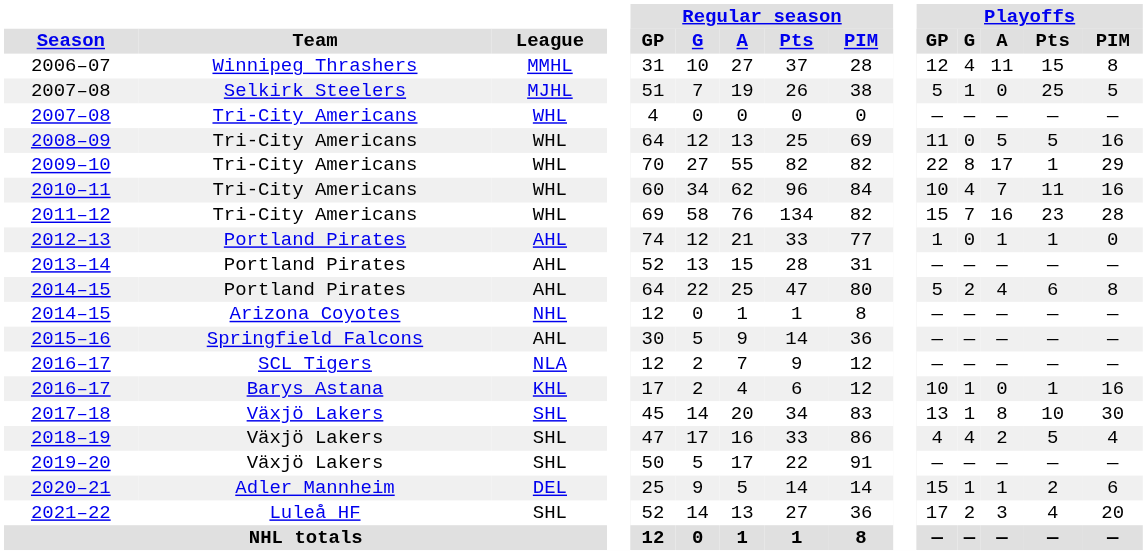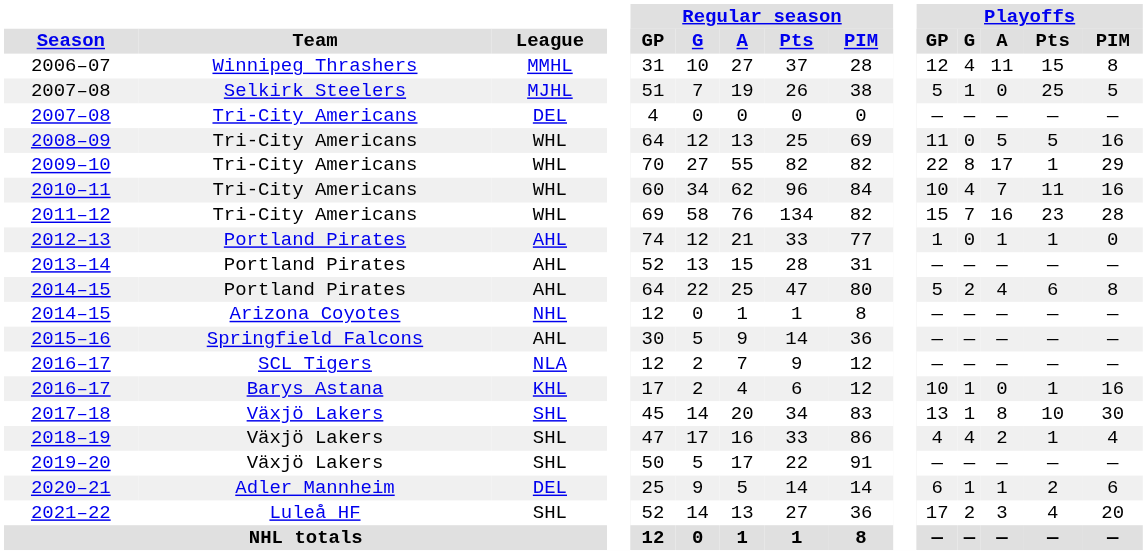(550, 116) WHL -> (550, 116) DEL
(1053, 438) 5 -> (1053, 438) 1
(937, 488) 15 -> (937, 488) 6
